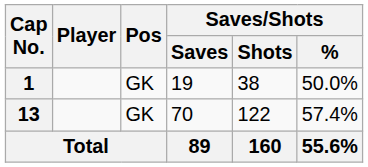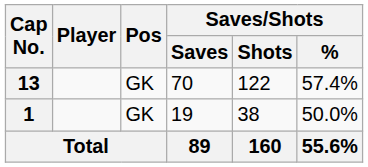rows swapped: (29, 83) <-> (29, 114)
